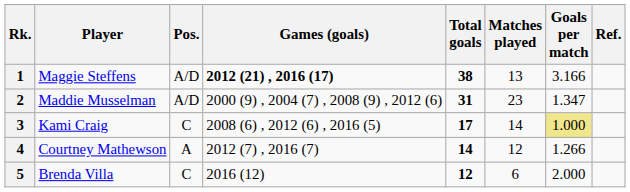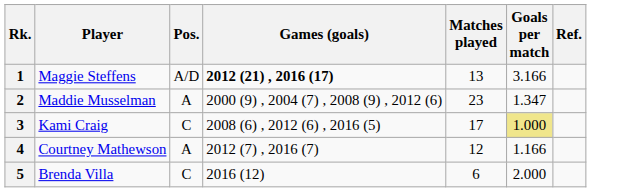- column: (465, 34)
(186, 101) A/D -> (186, 101) A
(515, 125) 14 -> (476, 125) 17
(569, 149) 1.266 -> (529, 149) 1.166
